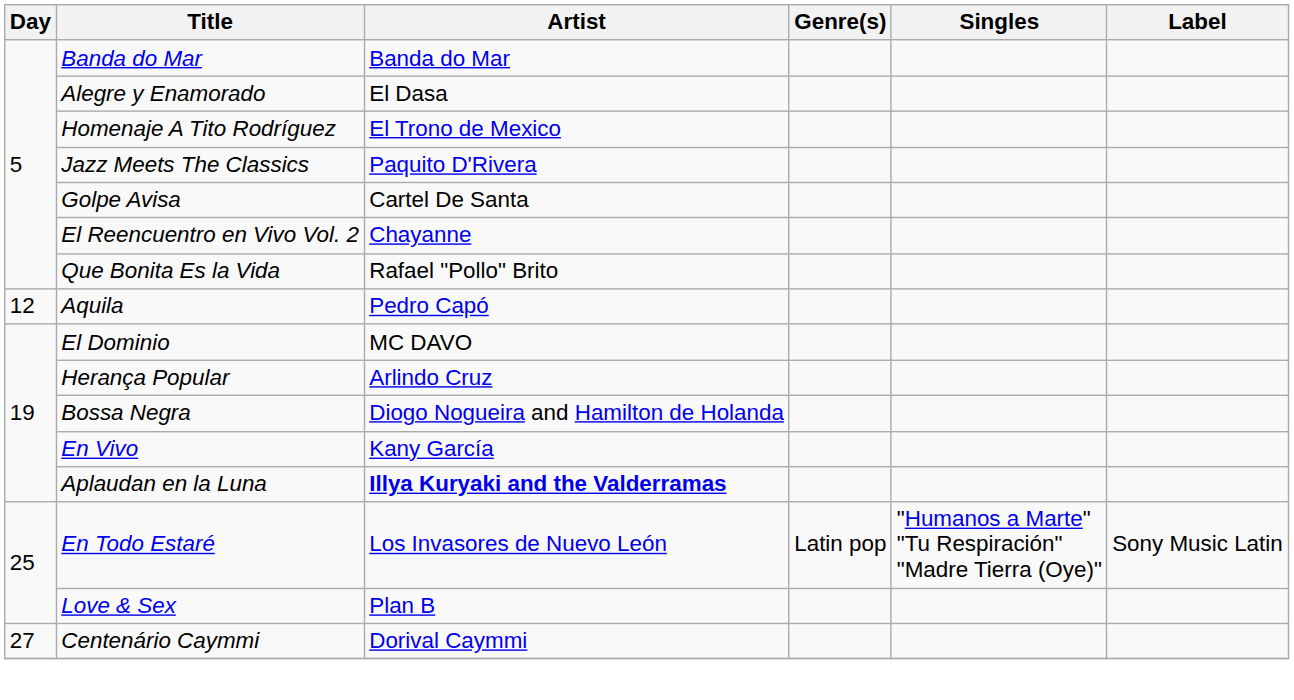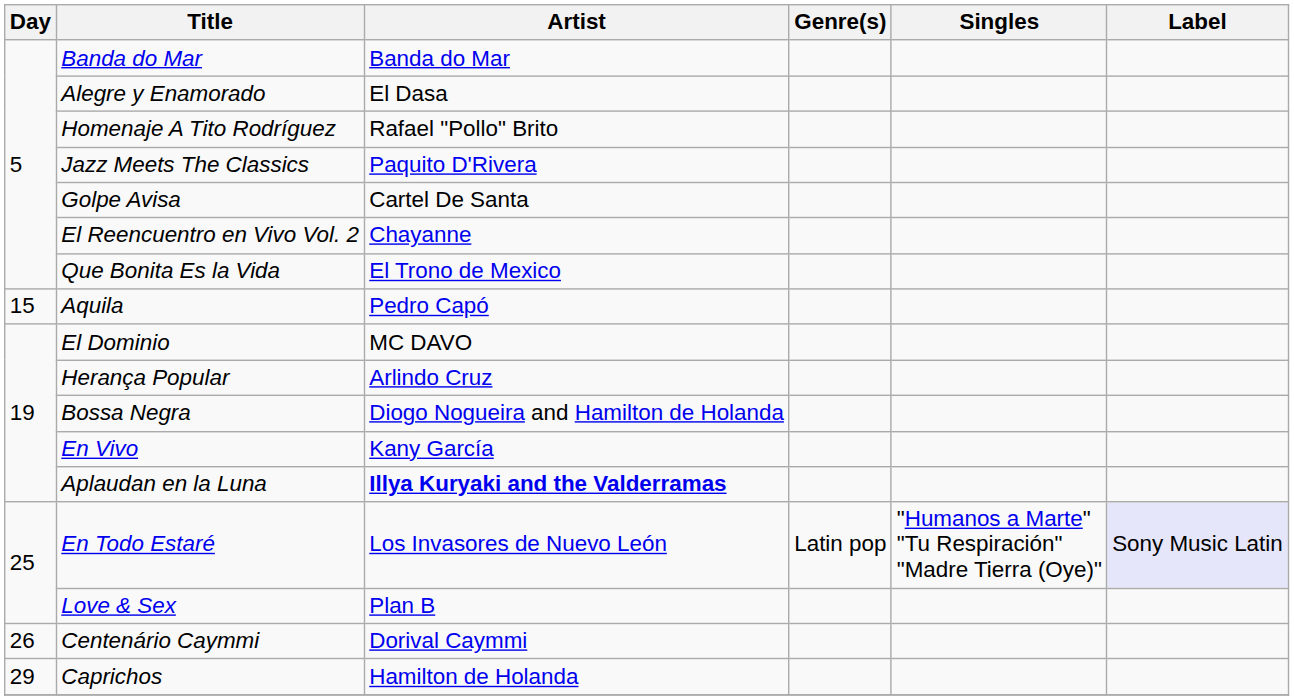(465, 128) El Trono de Mexico -> (464, 128) Rafael "Pollo" Brito
(464, 270) Rafael "Pollo" Brito -> (465, 270) El Trono de Mexico
(22, 306) 12 -> (22, 306) 15
(1197, 544) no background -> (1197, 544) lavender background
(22, 641) 27 -> (22, 641) 26
+ row: (112, 676)
